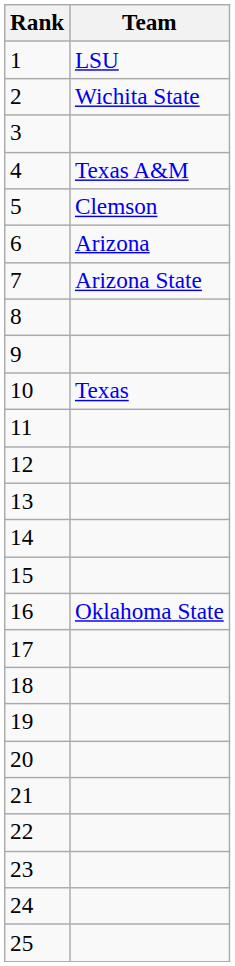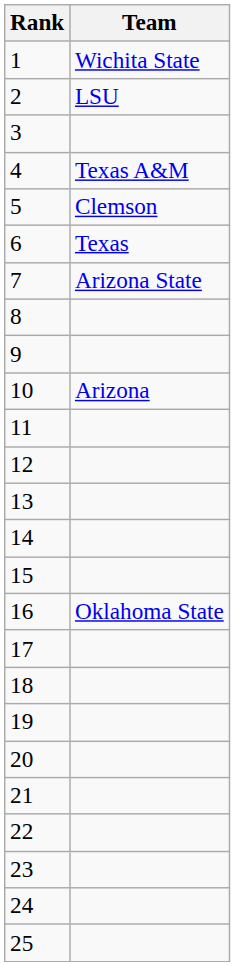(97, 59) LSU -> (137, 59) Wichita State
(137, 96) Wichita State -> (97, 96) LSU
(112, 243) Arizona -> (102, 243) Texas
(102, 390) Texas -> (112, 390) Arizona
